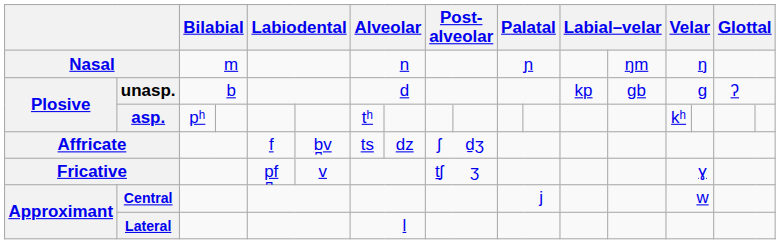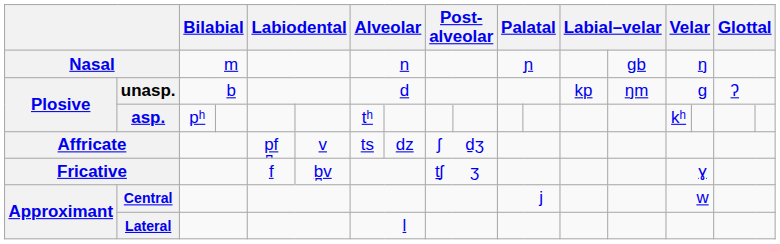(636, 63) ŋm -> (636, 63) gb
(636, 90) gb -> (636, 90) ŋm
(271, 144) f -> (271, 144) p̪f
(323, 144) b̪v -> (323, 144) v
(271, 171) p̪f -> (271, 171) f
(323, 171) v -> (323, 171) b̪v
